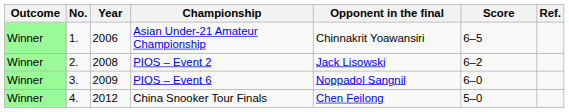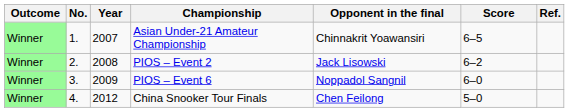(105, 37) 2006 -> (105, 37) 2007
